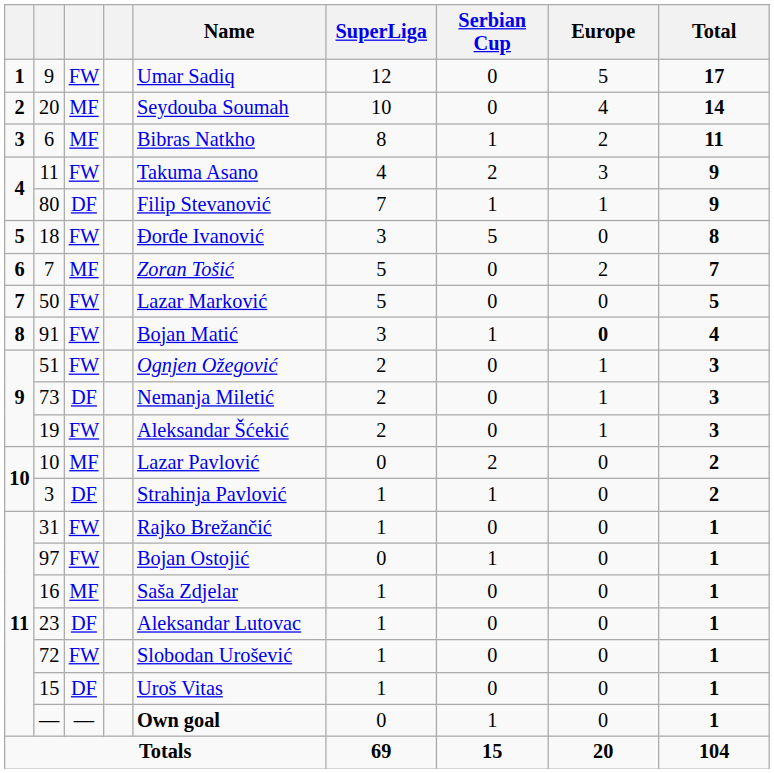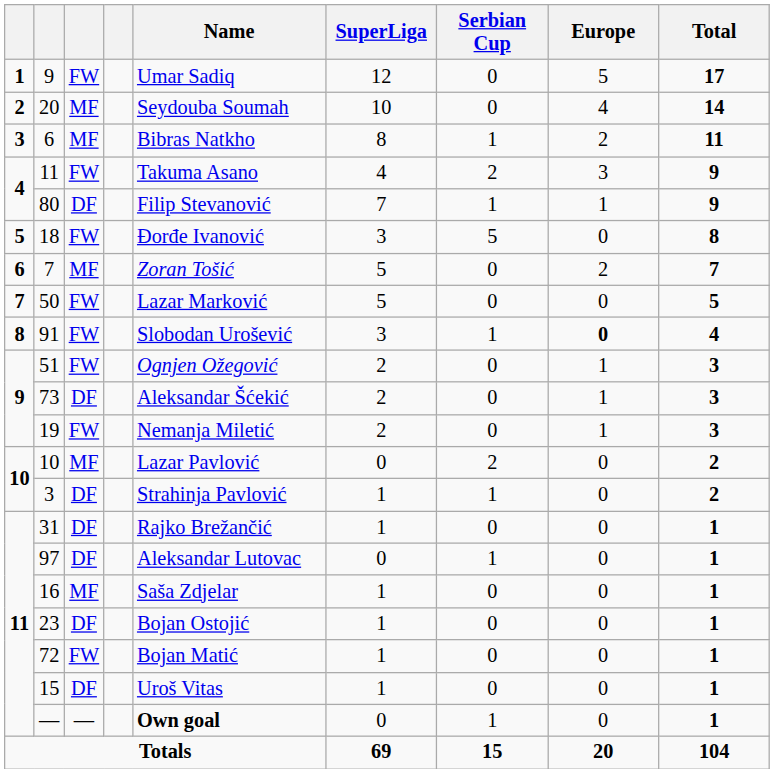(187, 333) Bojan Matić -> (215, 333) Slobodan Urošević
(206, 397) Nemanja Miletić -> (213, 397) Aleksandar Šćekić
(213, 430) Aleksandar Šćekić -> (206, 430) Nemanja Miletić
(84, 526) FW -> (84, 526) DF
(84, 559) FW -> (84, 559) DF
(193, 559) Bojan Ostojić -> (219, 559) Aleksandar Lutovac
(219, 623) Aleksandar Lutovac -> (193, 623) Bojan Ostojić
(215, 655) Slobodan Urošević -> (187, 655) Bojan Matić
